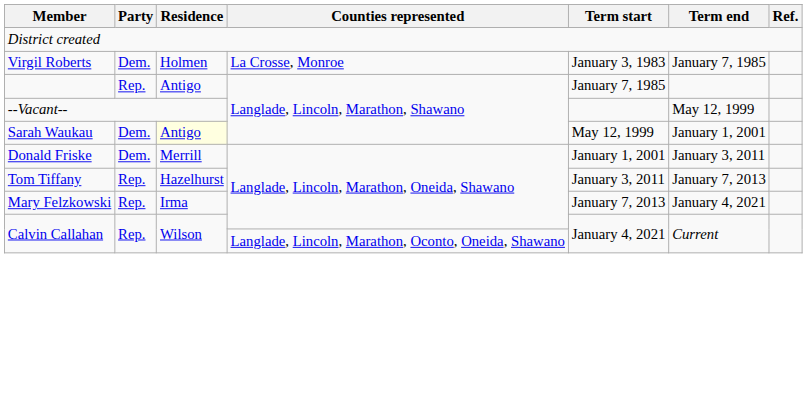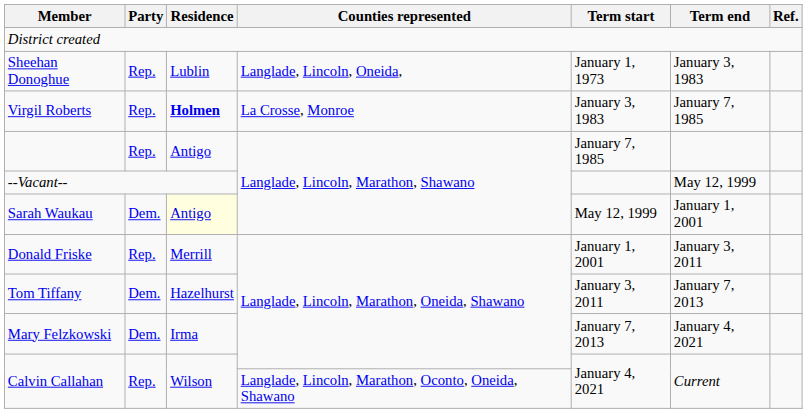+ row: (39, 71)
(134, 62) Dem. -> (142, 111) Rep.
(184, 62) normal -> (195, 111) bold
(134, 156) Dem. -> (142, 254) Rep.
(132, 179) Rep. -> (144, 294) Dem.
(132, 202) Rep. -> (144, 333) Dem.
